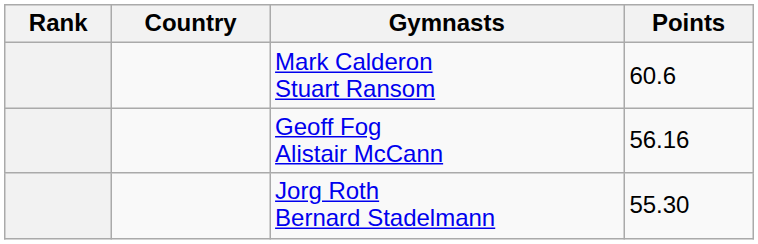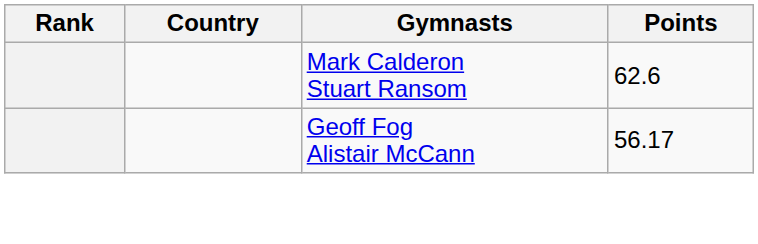(653, 75) 60.6 -> (637, 75) 62.6
(659, 140) 56.16 -> (644, 140) 56.17
- row: (385, 205)
